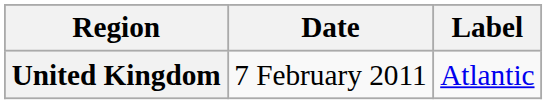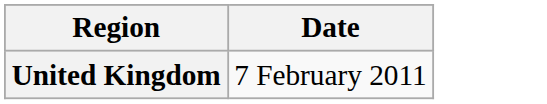- column: (487, 27)
